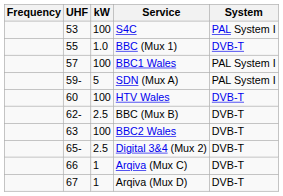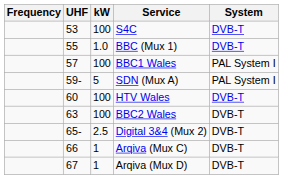(244, 30) PAL System I -> (228, 30) DVB-T
- row: (147, 115)
